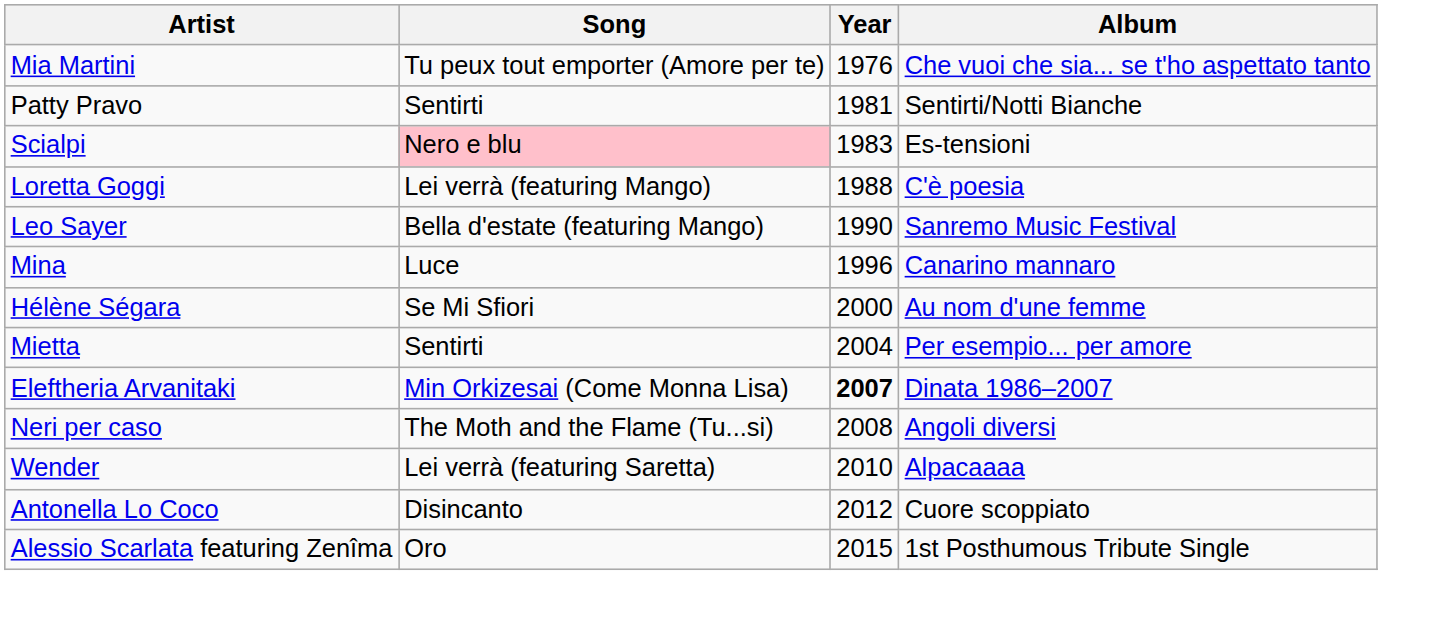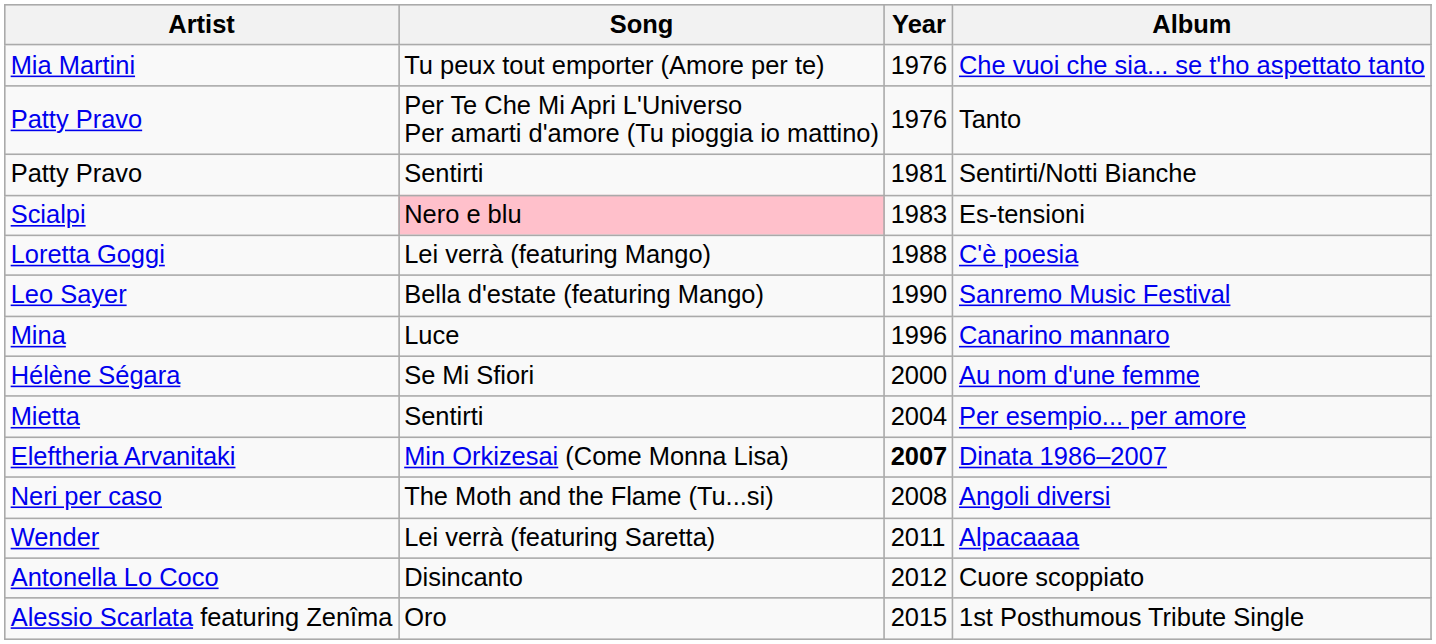+ row: (990, 119)
(865, 468) 2010 -> (918, 537) 2011
